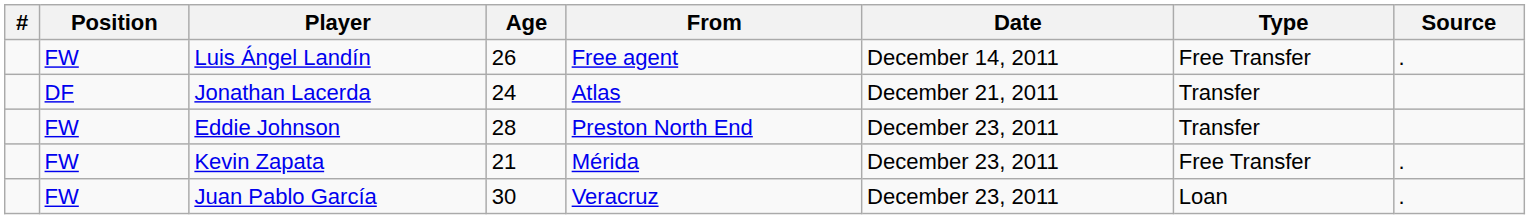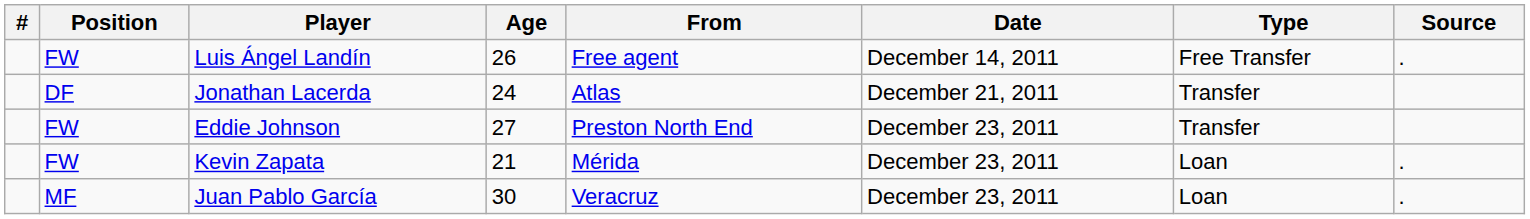(504, 127) 28 -> (504, 127) 27
(1245, 162) Free Transfer -> (1203, 162) Loan
(62, 197) FW -> (60, 197) MF
